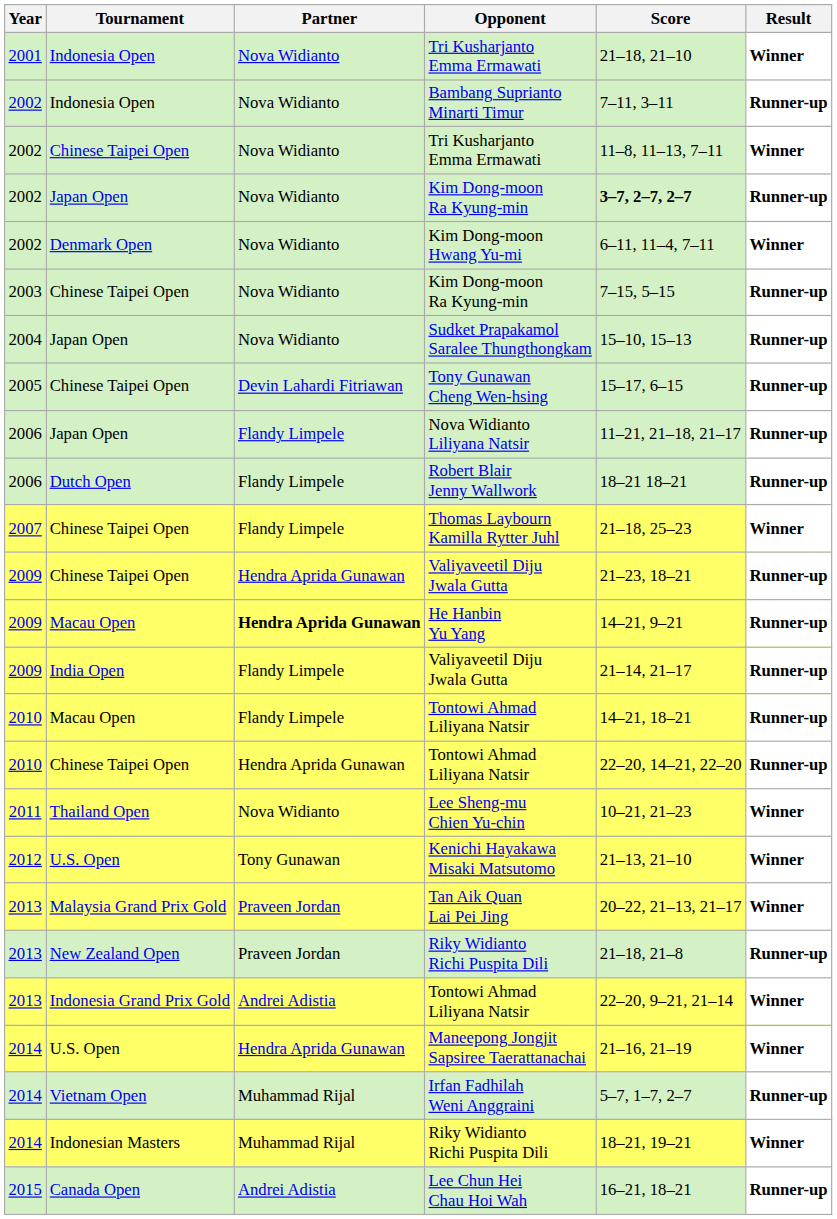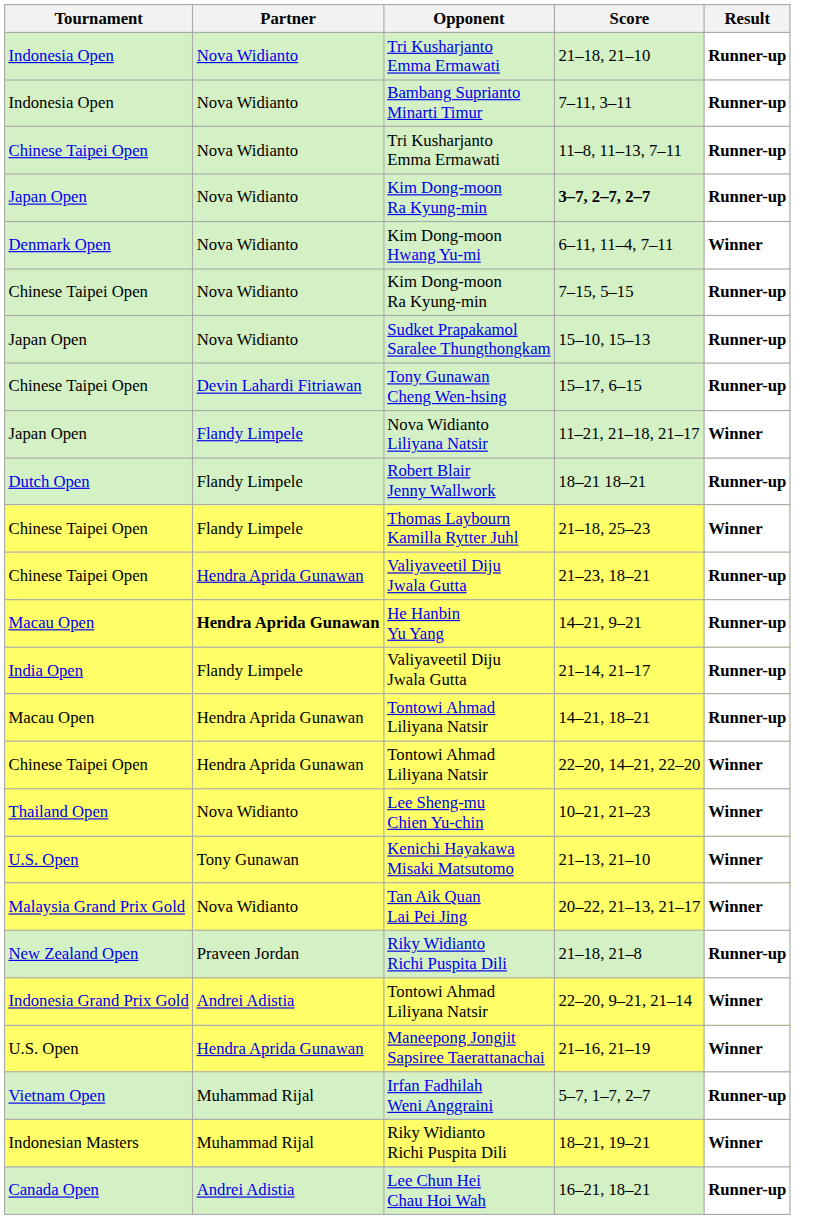- column: (25, 18)
(777, 56) Winner -> (747, 56) Runner-up
(777, 150) Winner -> (747, 150) Runner-up
(789, 434) Runner-up -> (735, 434) Winner
(291, 717) Flandy Limpele -> (280, 717) Hendra Aprida Gunawan
(789, 765) Runner-up -> (735, 765) Winner
(289, 906) Praveen Jordan -> (247, 906) Nova Widianto
